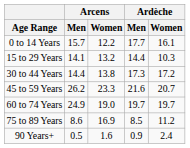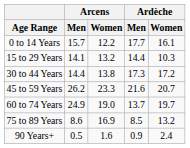(136, 105) 19.7 -> (136, 105) 13.7
(166, 120) 11.2 -> (166, 120) 13.2
